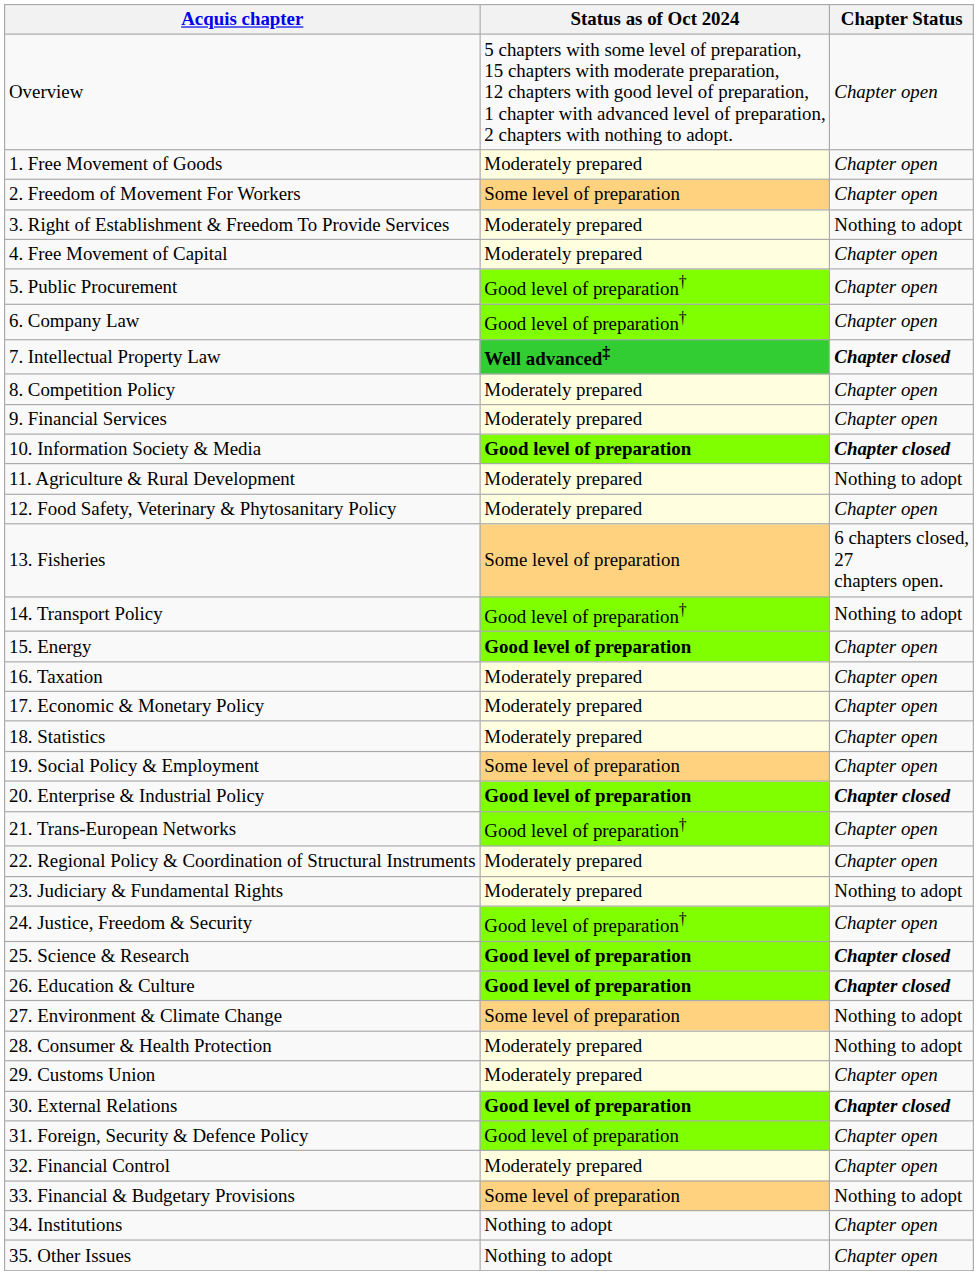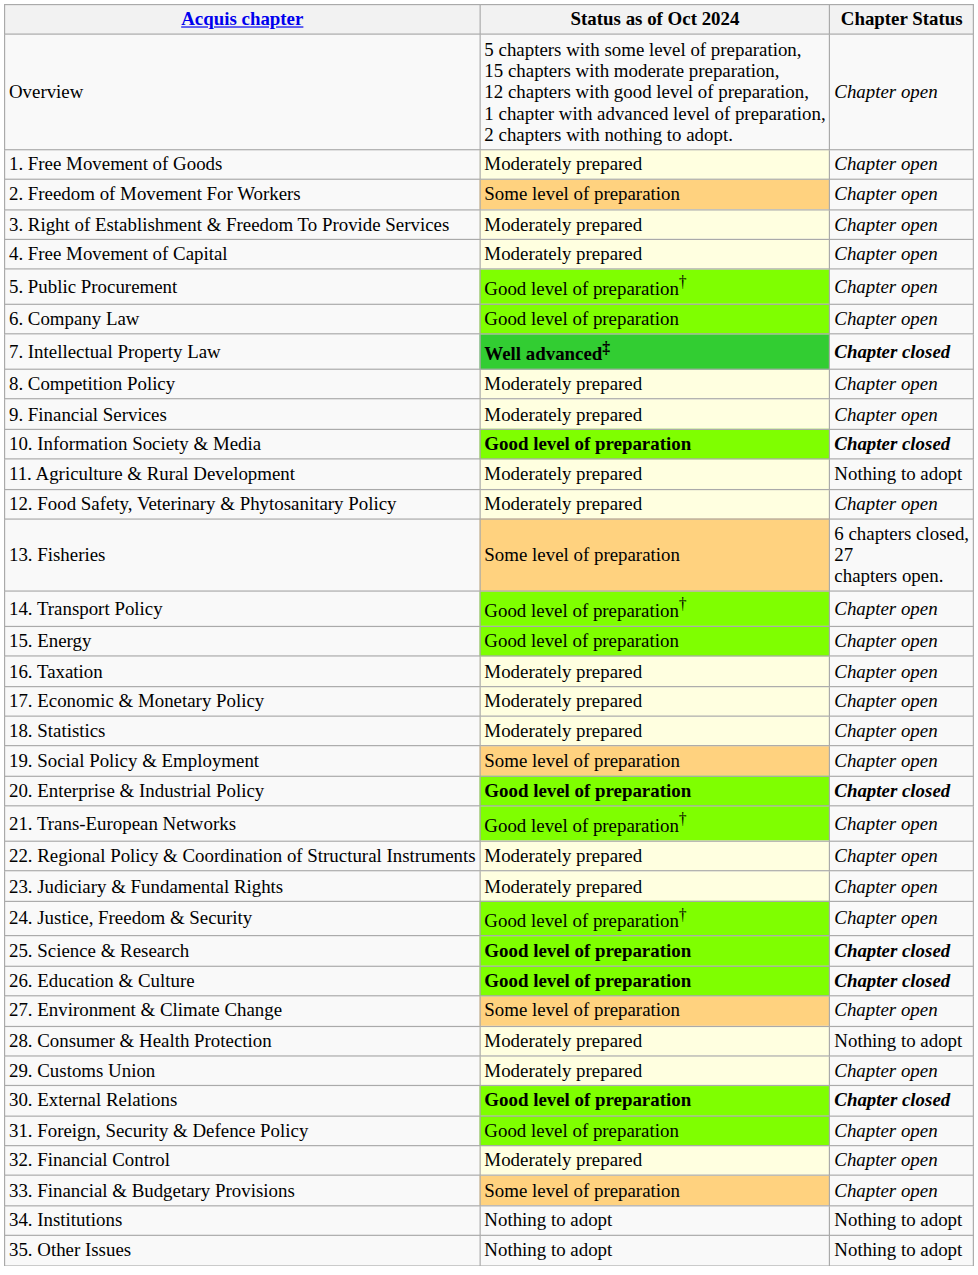(898, 224) Nothing to adopt -> (886, 224) Chapter open
(586, 321) Good level of preparation† -> (582, 319) Good level of preparation
(898, 613) Nothing to adopt -> (886, 608) Chapter open
(588, 646) bold -> (582, 641) normal
(898, 891) Nothing to adopt -> (886, 885) Chapter open
(898, 1015) Nothing to adopt -> (886, 1010) Chapter open
(898, 1195) Nothing to adopt -> (886, 1190) Chapter open
(886, 1225) Chapter open -> (898, 1220) Nothing to adopt
(886, 1255) Chapter open -> (898, 1250) Nothing to adopt
